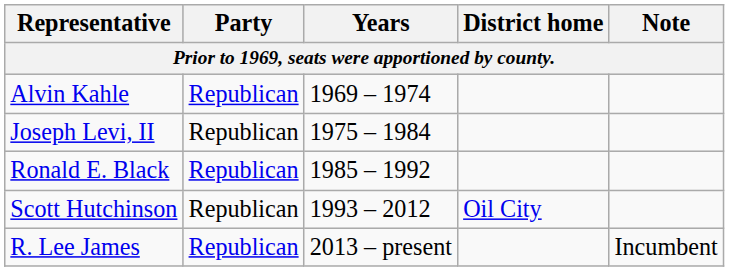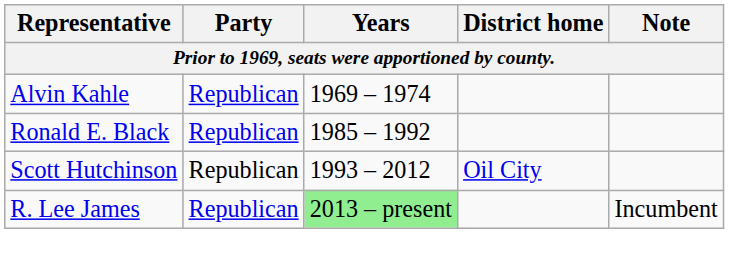- row: (82, 132)
(381, 247) no background -> (381, 208) lightgreen background
